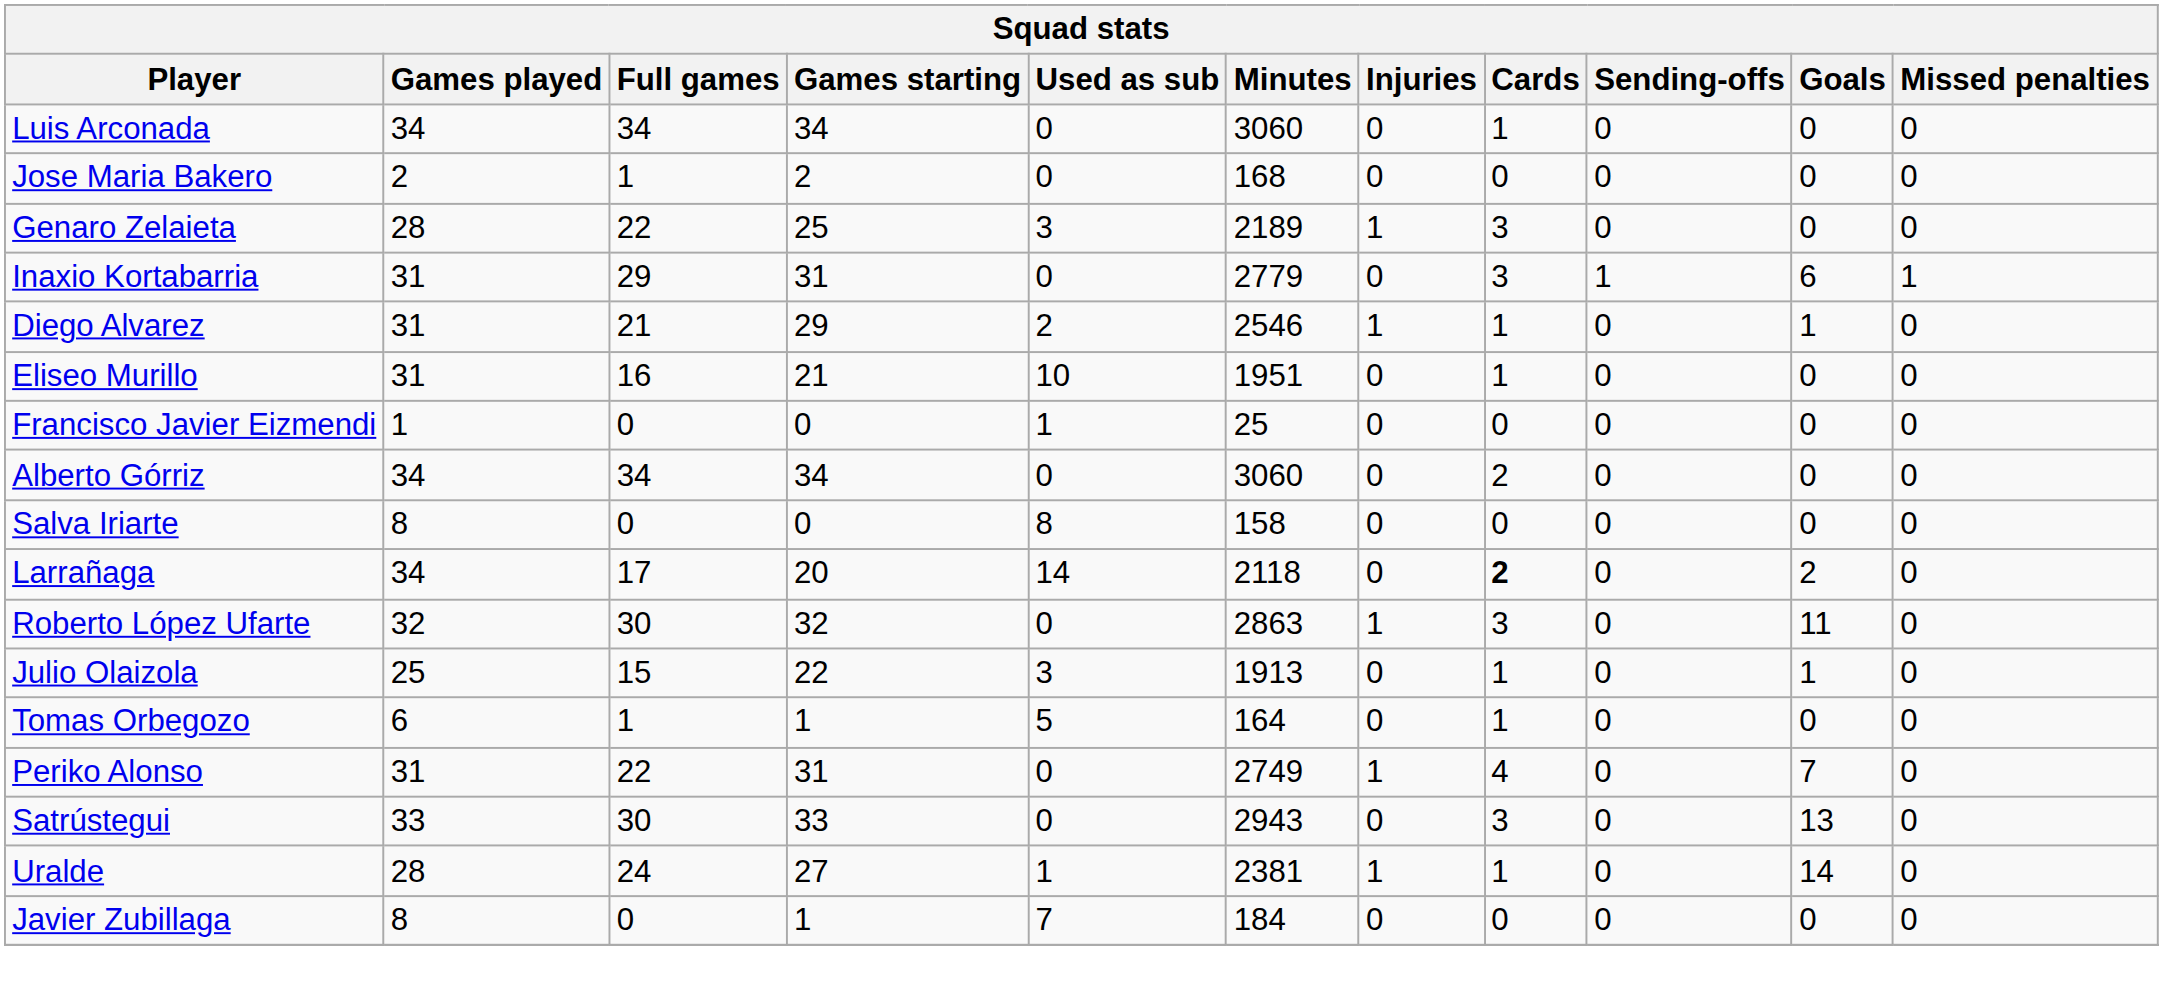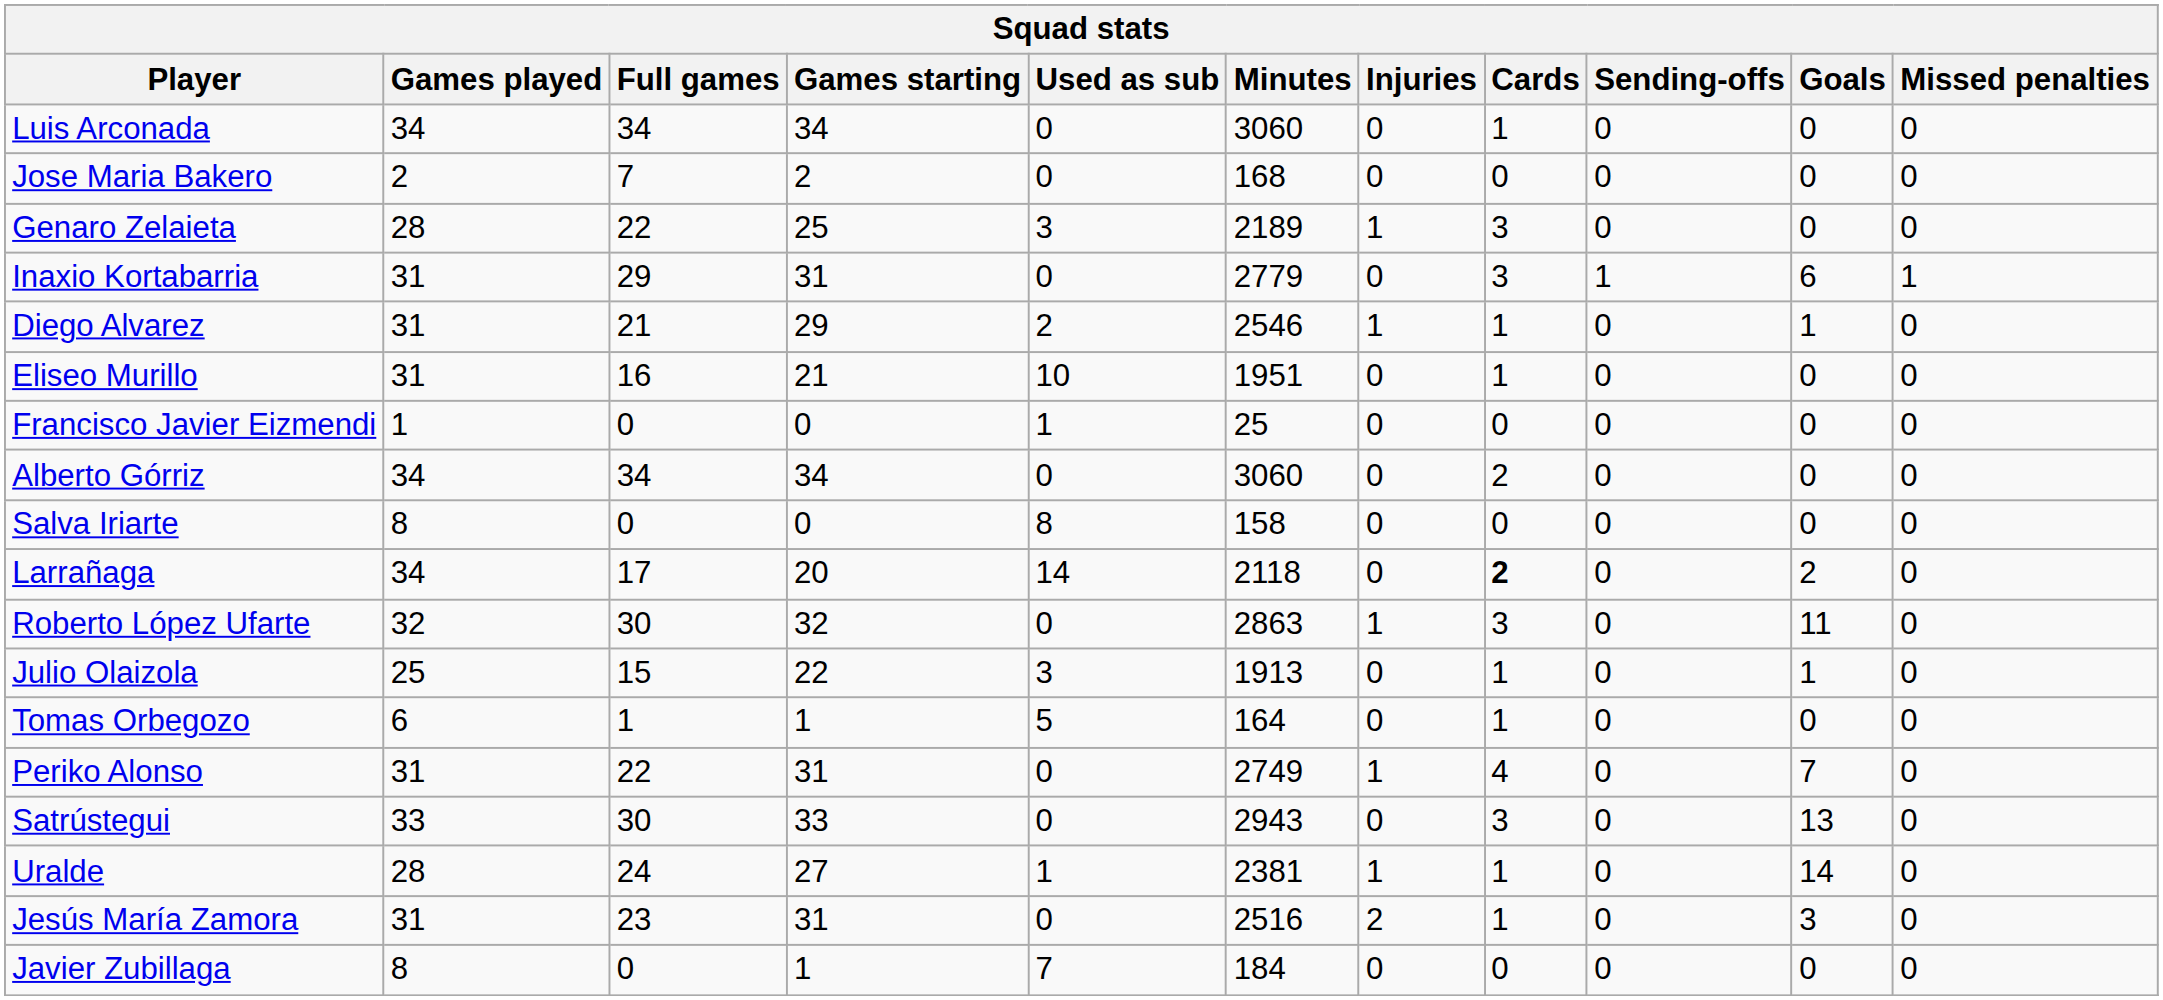(625, 177) 1 -> (625, 177) 7
+ row: (155, 919)
